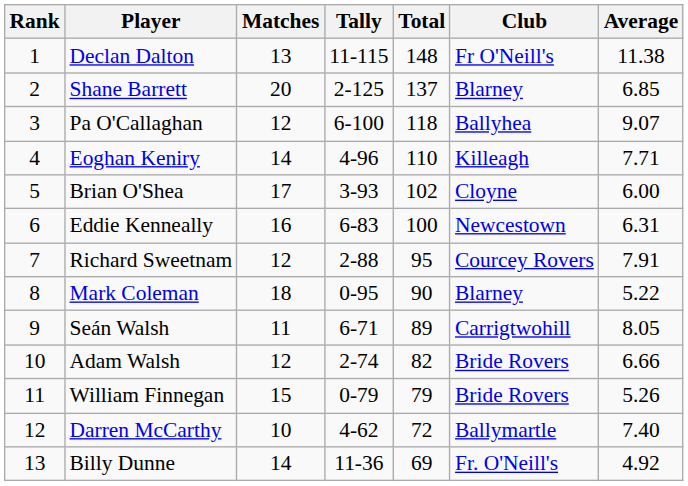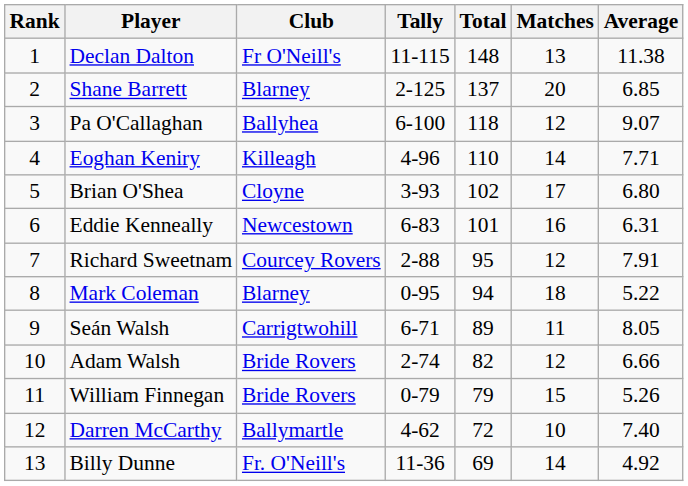columns swapped: (524, 21) <-> (281, 21)
(641, 191) 6.00 -> (641, 191) 6.80
(422, 225) 100 -> (483, 225) 101
(422, 293) 90 -> (483, 293) 94
